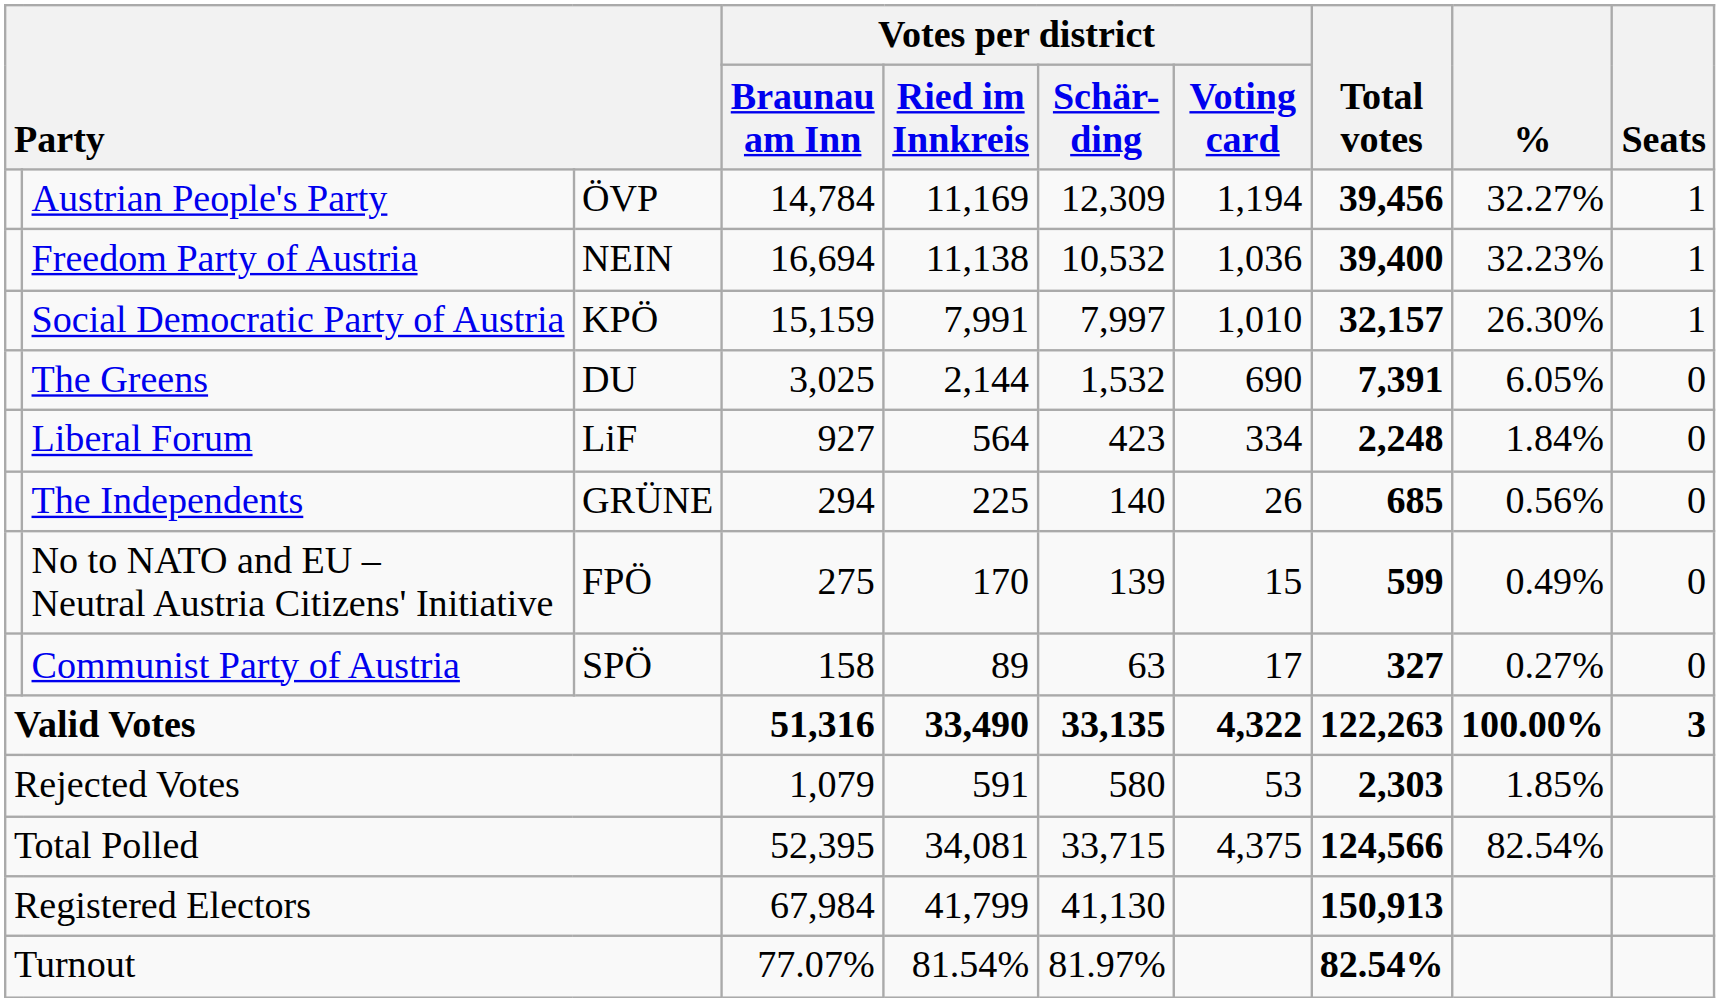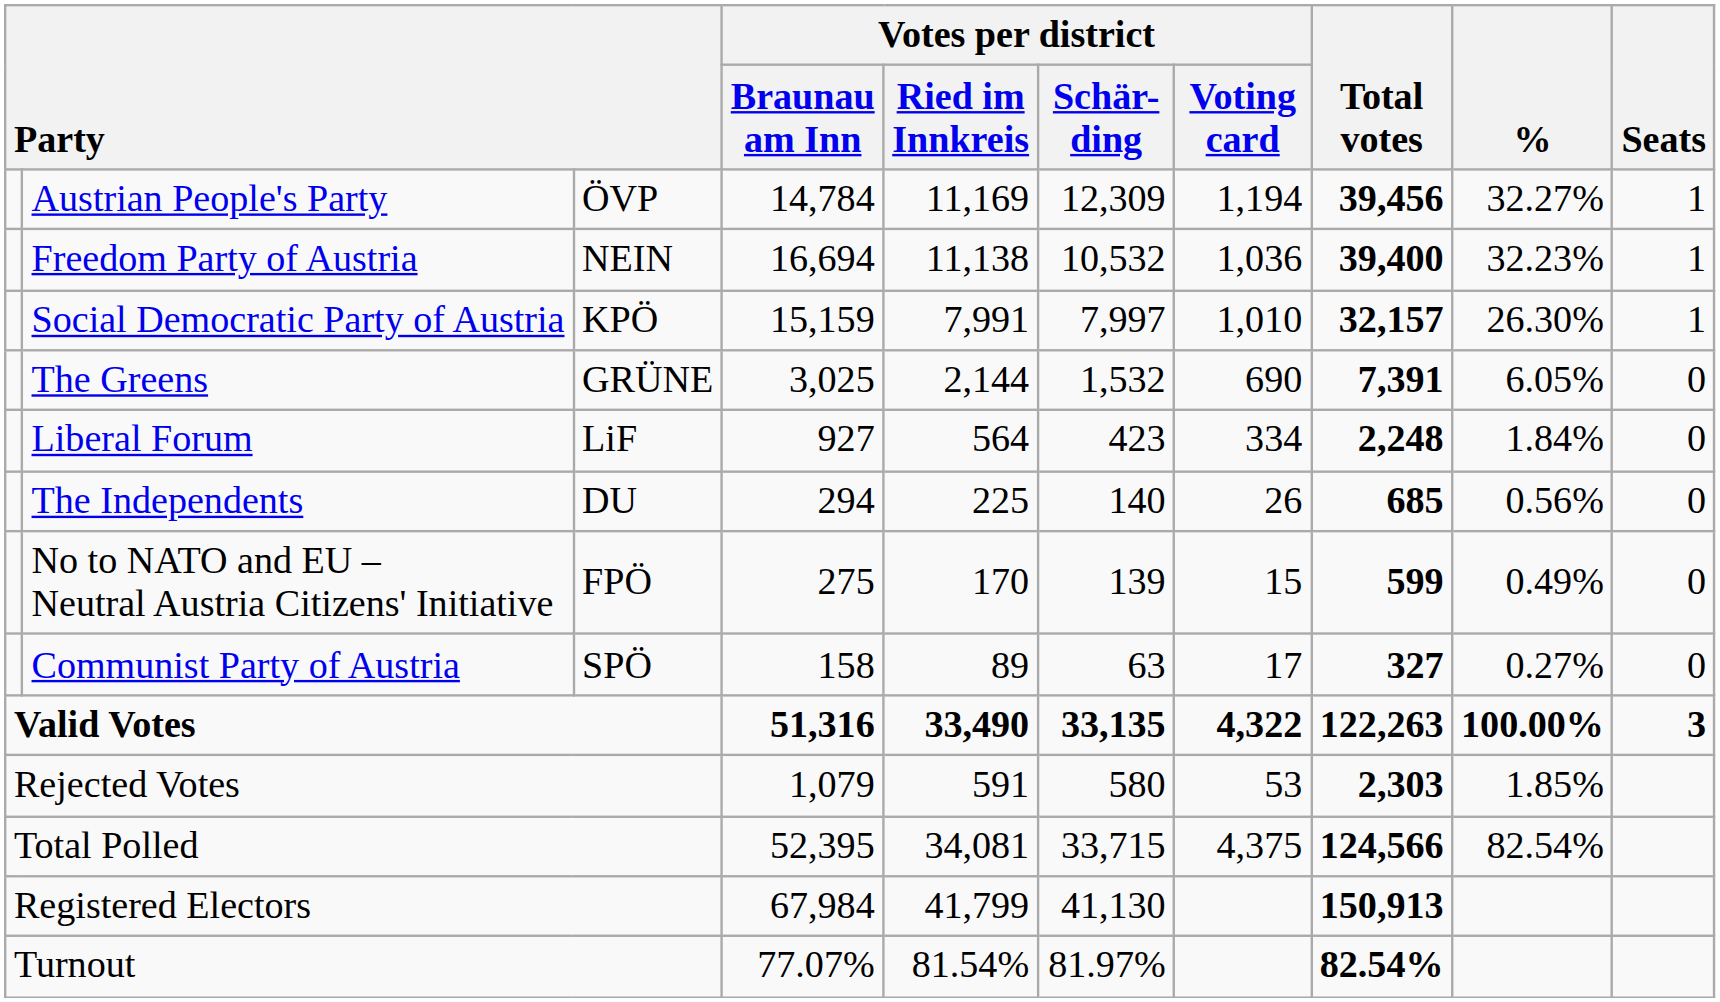(610, 379) DU -> (648, 379) GRÜNE
(648, 500) GRÜNE -> (610, 500) DU
